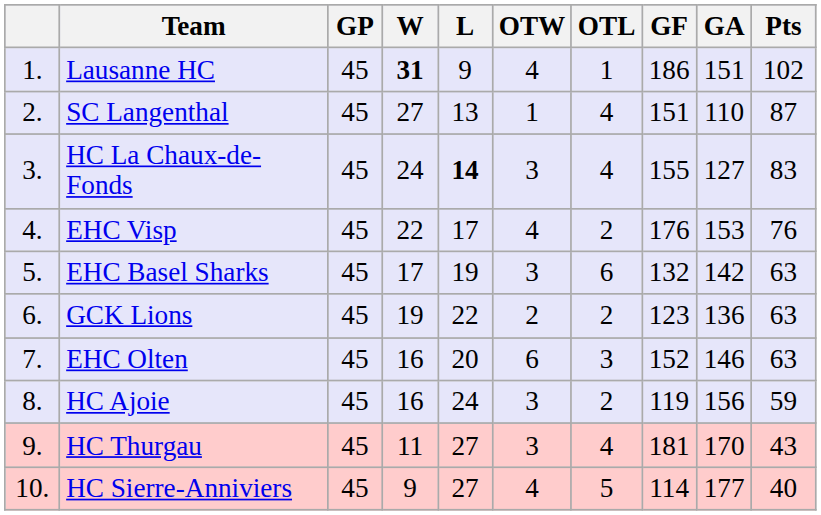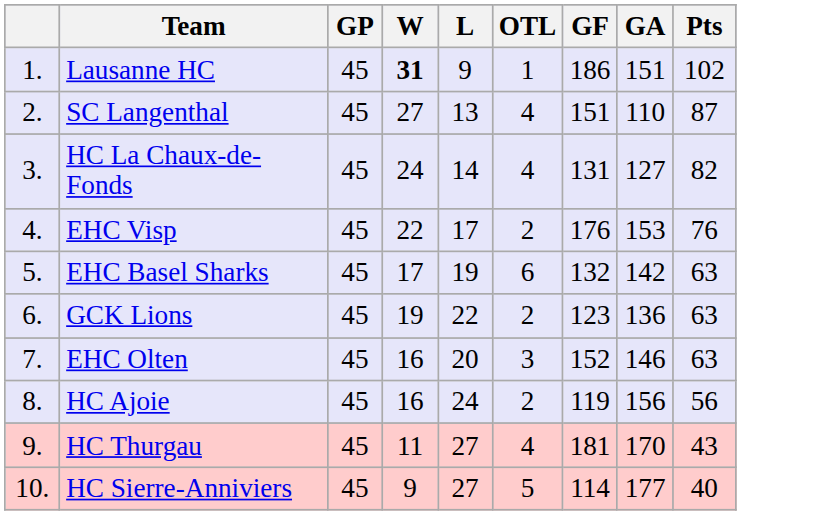- column: (532, 26)
(465, 170) bold -> (465, 170) normal
(669, 170) 155 -> (590, 170) 131
(783, 170) 83 -> (704, 170) 82
(783, 401) 59 -> (704, 401) 56
